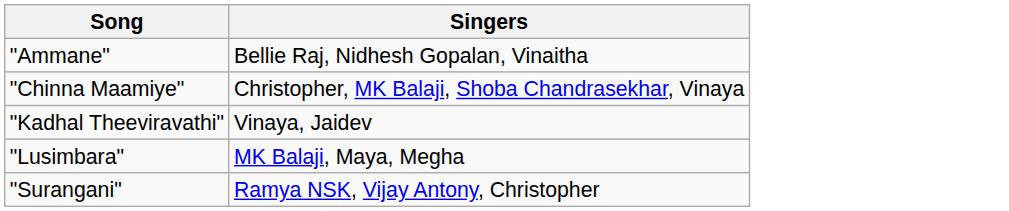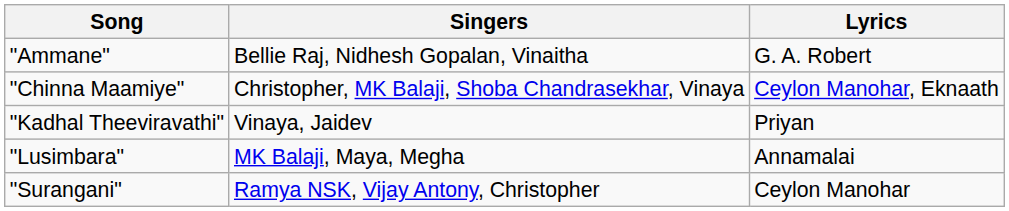+ column: (876, 22)
